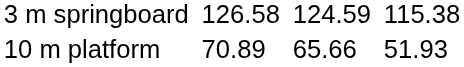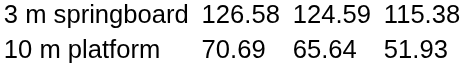(234, 50) 70.89 -> (234, 50) 70.69
(325, 50) 65.66 -> (325, 50) 65.64
